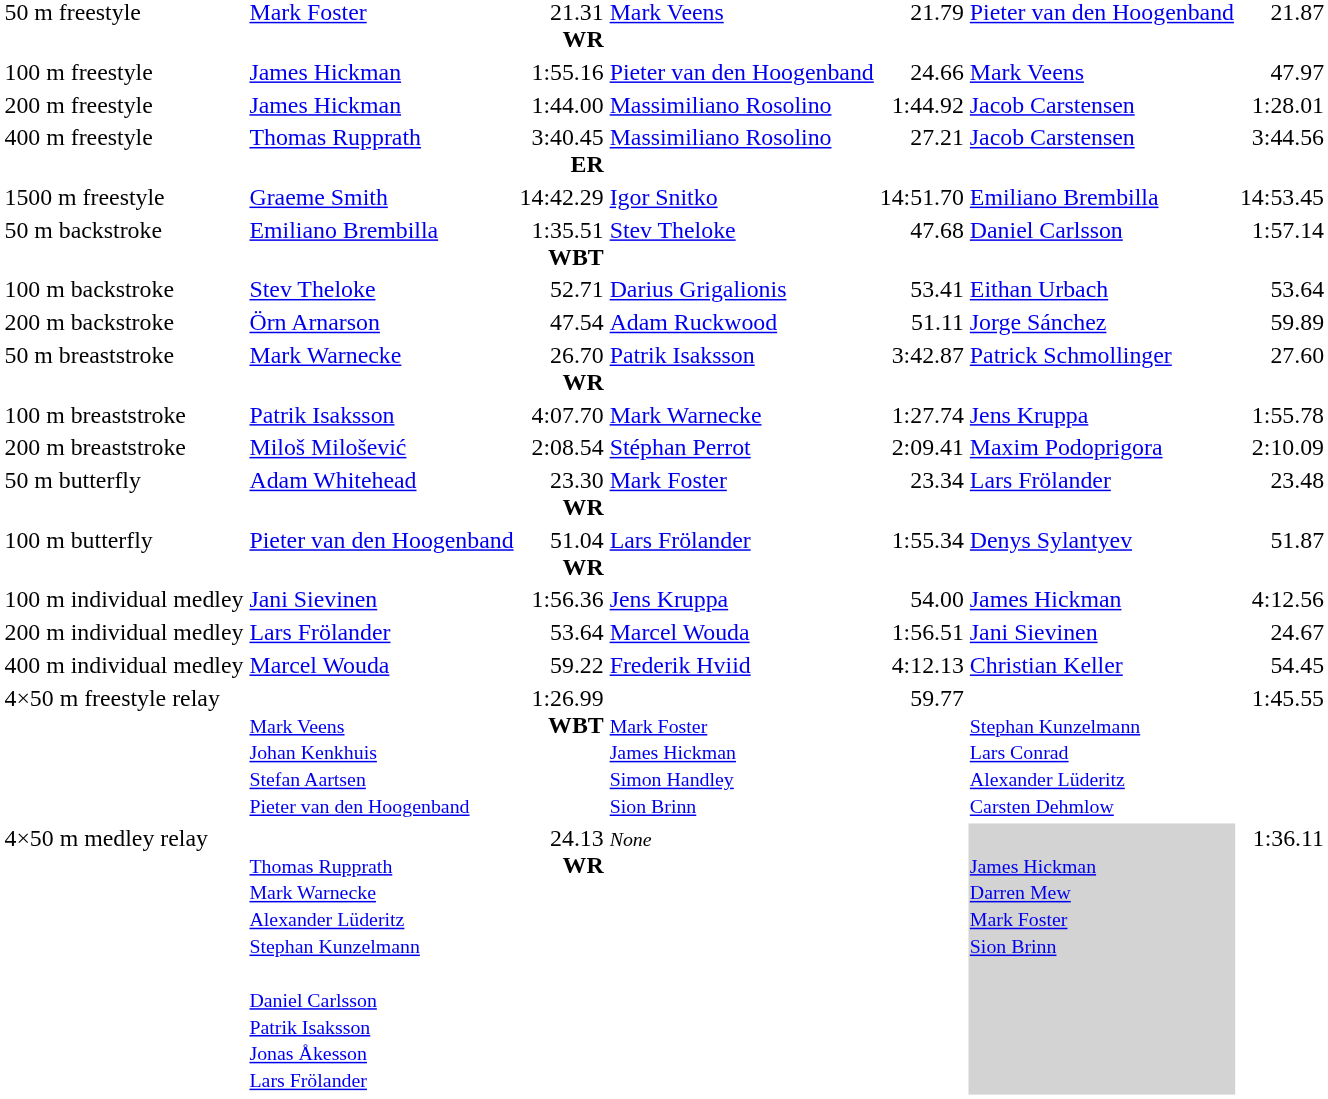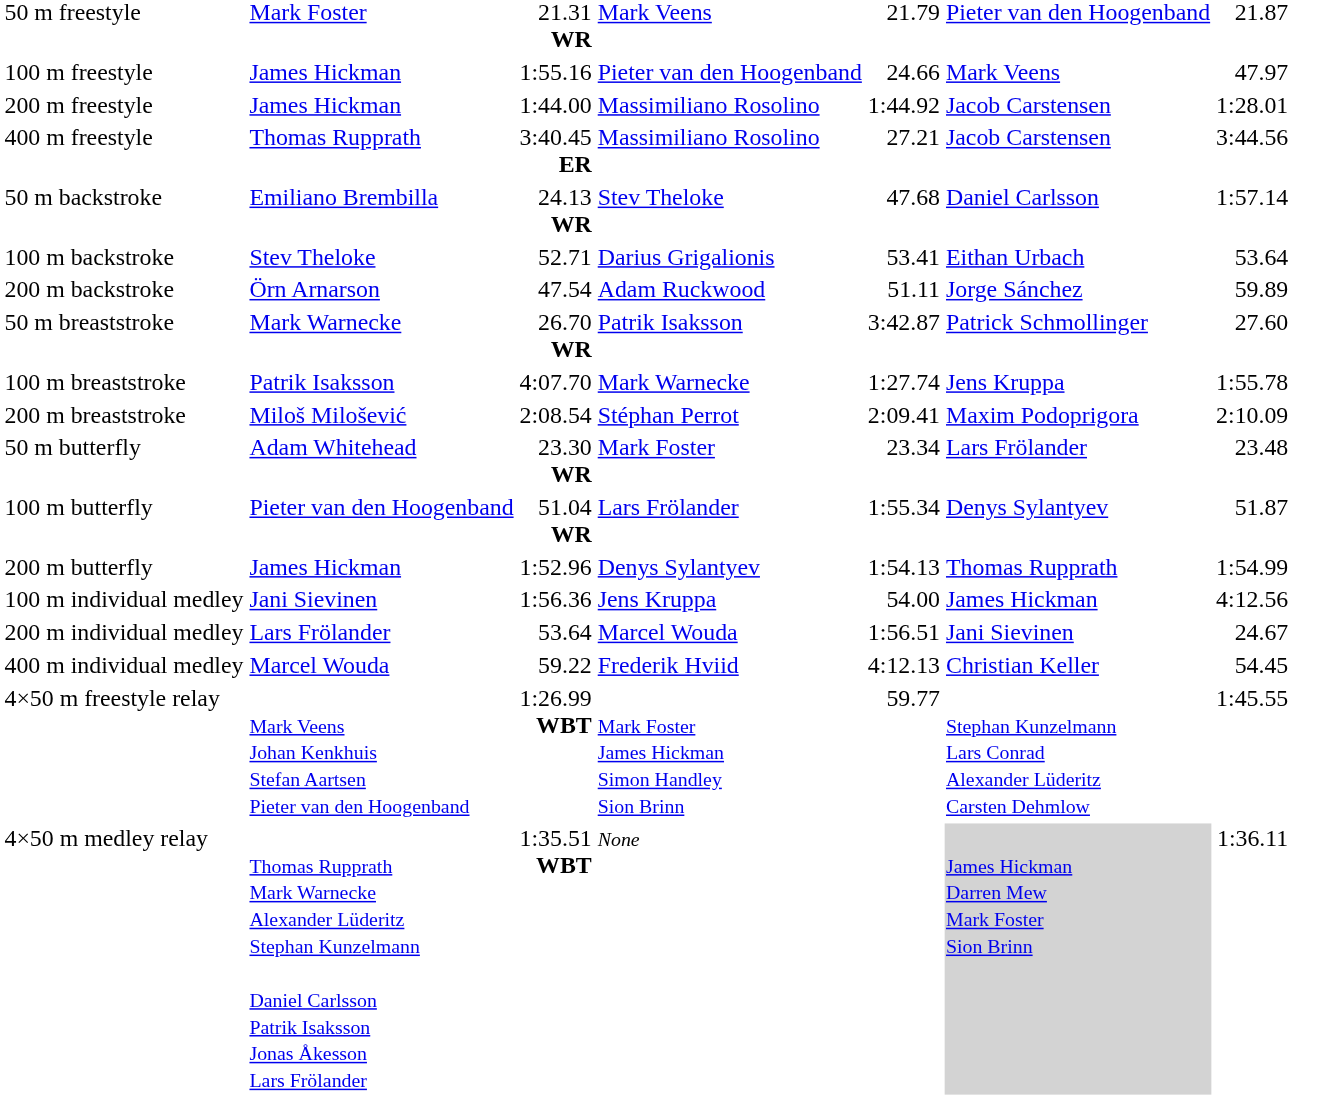- row: (85, 197)
(568, 243) 1:35.51 WBT -> (565, 210) 24.13 WR
+ row: (79, 566)
(577, 851) 24.13 WR -> (556, 851) 1:35.51 WBT
